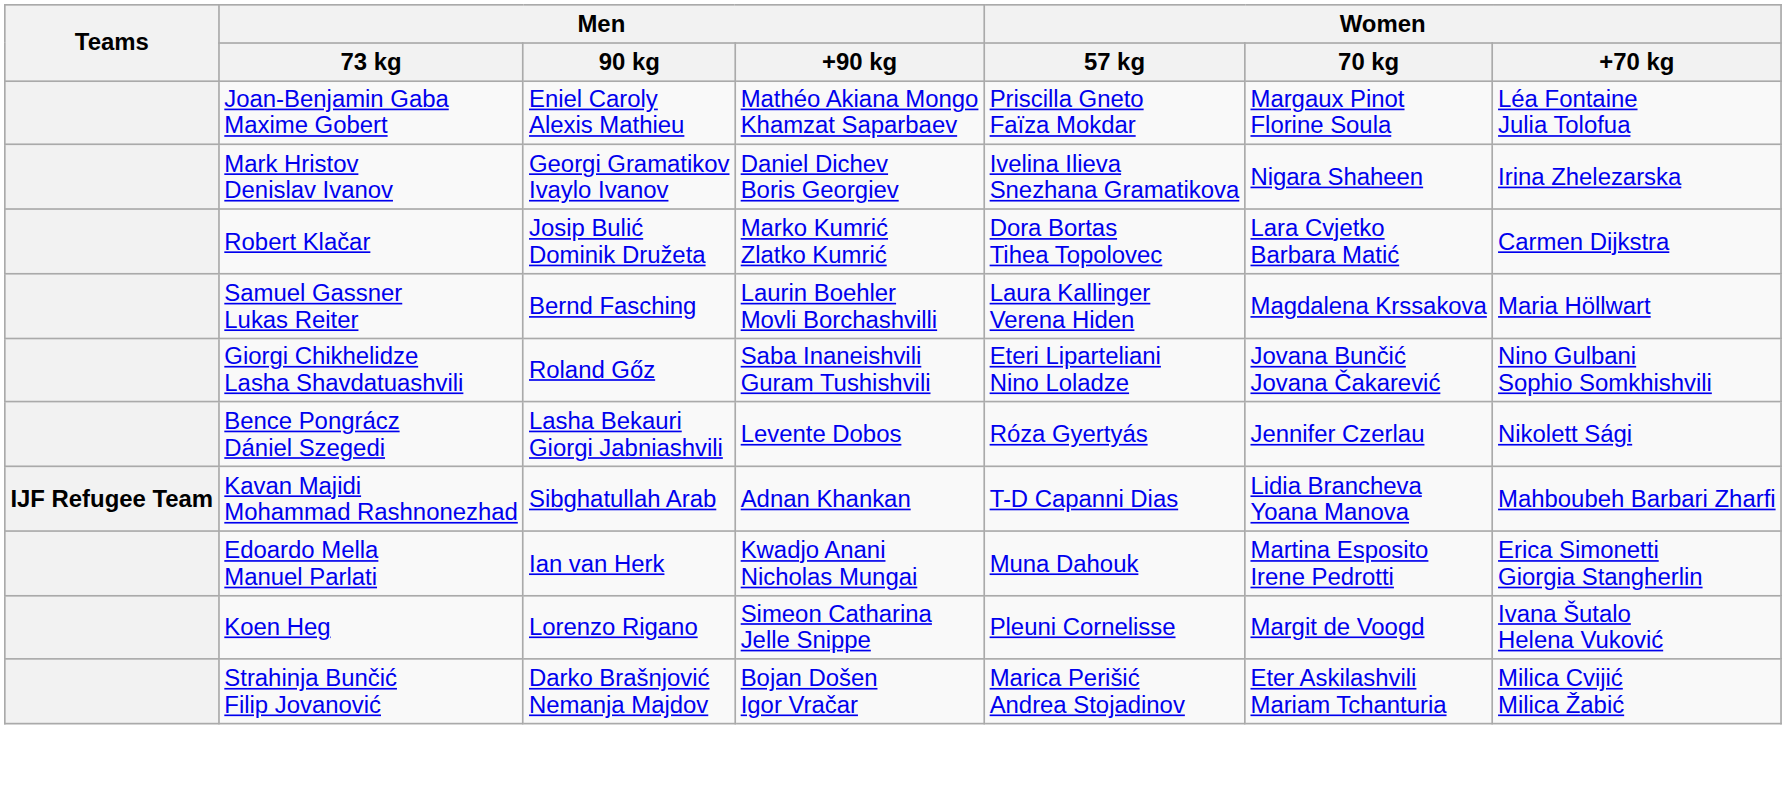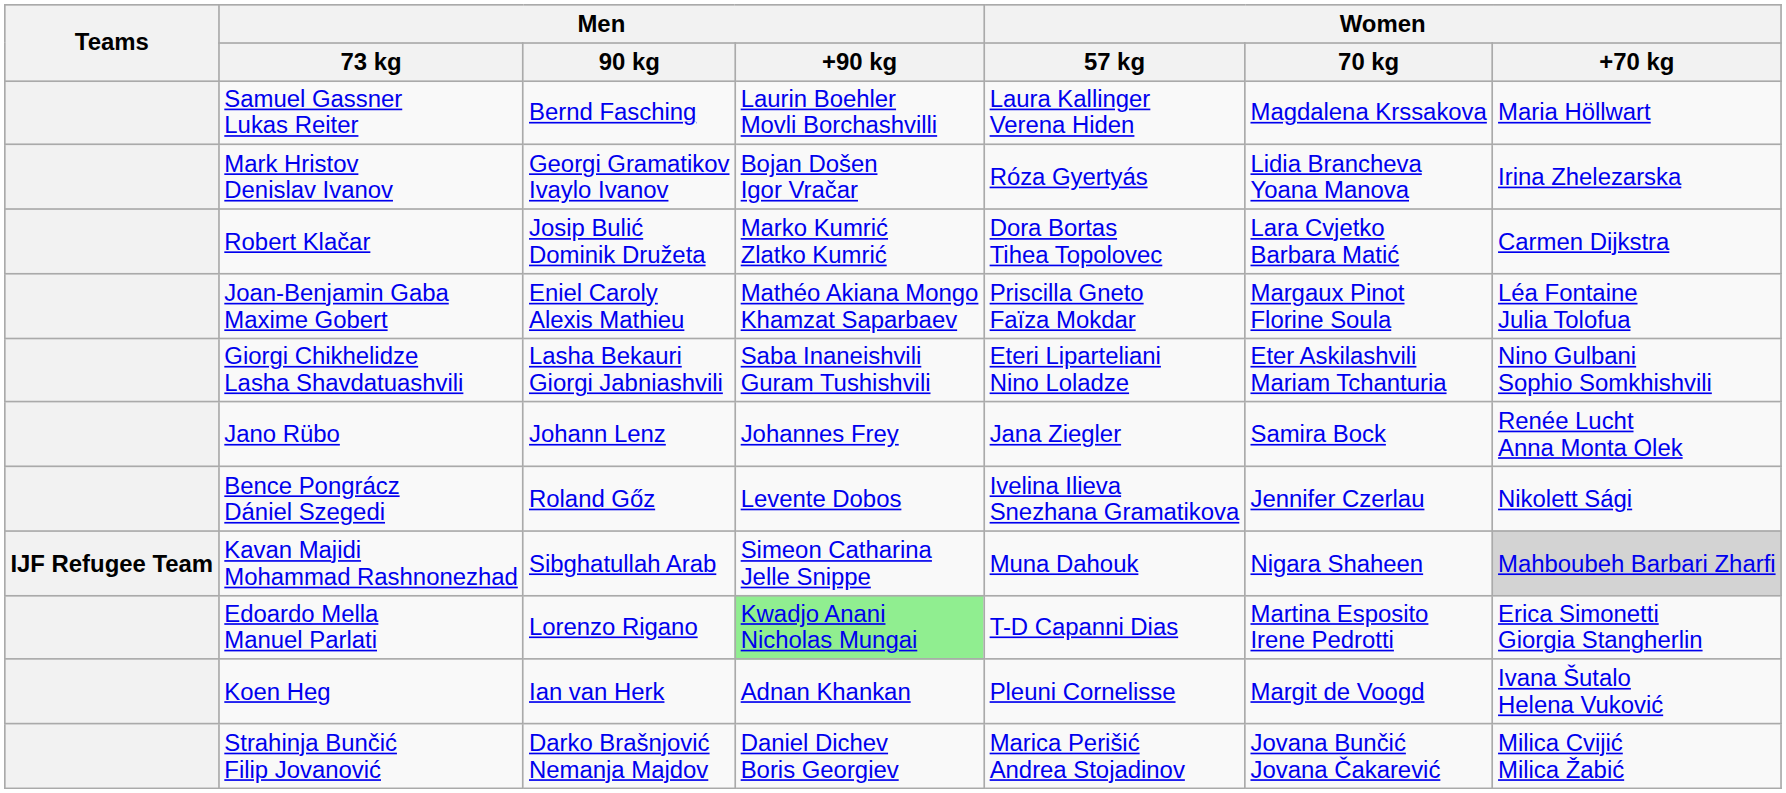rows swapped: (313, 306) <-> (337, 113)
(820, 177) Daniel Dichev Boris Georgiev -> (809, 177) Bojan Došen Igor Vračar
(1114, 177) Ivelina Ilieva Snezhana Gramatikova -> (1069, 177) Róza Gyertyás
(1337, 177) Nigara Shaheen -> (1336, 177) Lidia Brancheva Yoana Manova
(592, 370) Roland Gőz -> (626, 370) Lasha Bekauri Giorgi Jabniashvili
(1345, 370) Jovana Bunčić Jovana Čakarević -> (1349, 370) Eter Askilashvili Mariam Tchanturia
+ row: (282, 435)
(626, 435) Lasha Bekauri Giorgi Jabniashvili -> (592, 499) Roland Gőz
(1069, 435) Róza Gyertyás -> (1114, 499) Ivelina Ilieva Snezhana Gramatikova
(826, 499) Adnan Khankan -> (836, 563) Simeon Catharina Jelle Snippe
(1084, 499) T-D Capanni Dias -> (1064, 563) Muna Dahouk
(1336, 499) Lidia Brancheva Yoana Manova -> (1337, 563) Nigara Shaheen
(1637, 499) no background -> (1637, 563) lightgrey background
(597, 563) Ian van Herk -> (613, 628) Lorenzo Rigano
(829, 563) no background -> (829, 628) lightgreen background
(1064, 563) Muna Dahouk -> (1084, 628) T-D Capanni Dias
(613, 628) Lorenzo Rigano -> (597, 692) Ian van Herk
(836, 628) Simeon Catharina Jelle Snippe -> (826, 692) Adnan Khankan
(809, 692) Bojan Došen Igor Vračar -> (820, 756) Daniel Dichev Boris Georgiev
(1349, 692) Eter Askilashvili Mariam Tchanturia -> (1345, 756) Jovana Bunčić Jovana Čakarević
